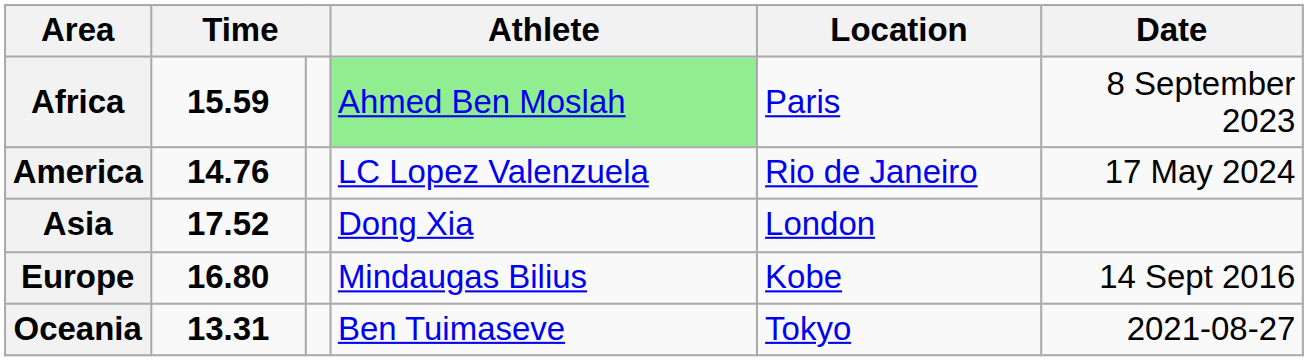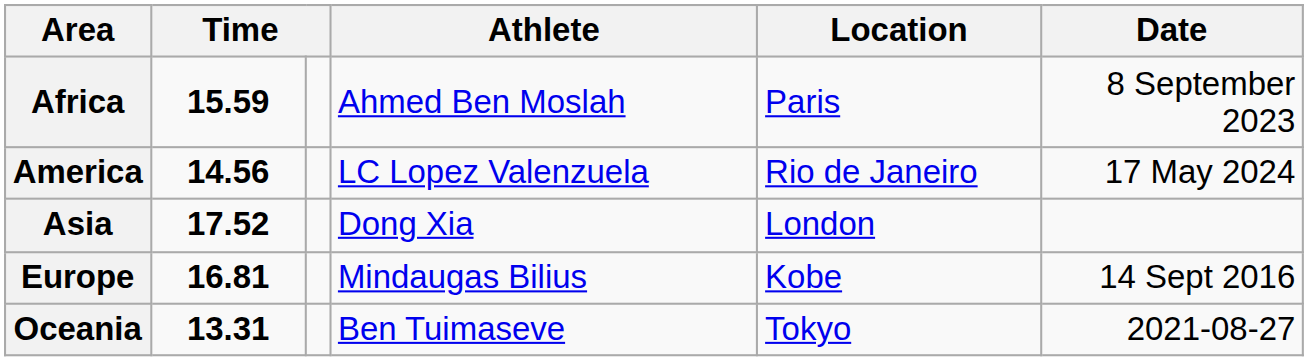(482, 101) lightgreen background -> (482, 101) no background
(228, 172) 14.76 -> (228, 172) 14.56
(228, 276) 16.80 -> (228, 276) 16.81
